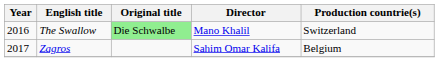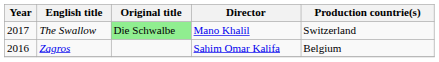(18, 30) 2016 -> (18, 30) 2017
(18, 48) 2017 -> (18, 48) 2016
